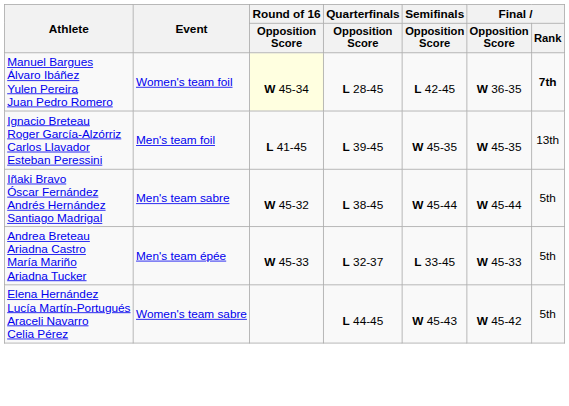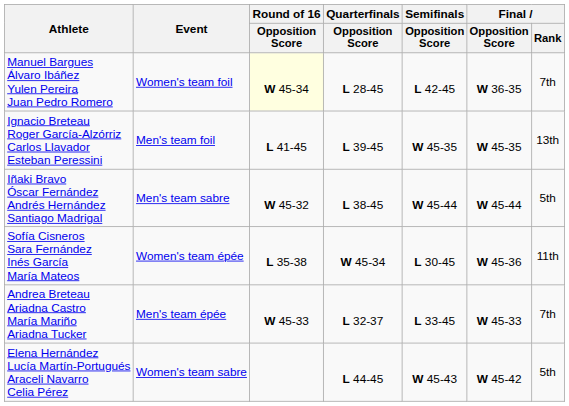(548, 82) bold -> (548, 82) normal
+ row: (49, 256)
(548, 256) 5th -> (548, 314) 7th
